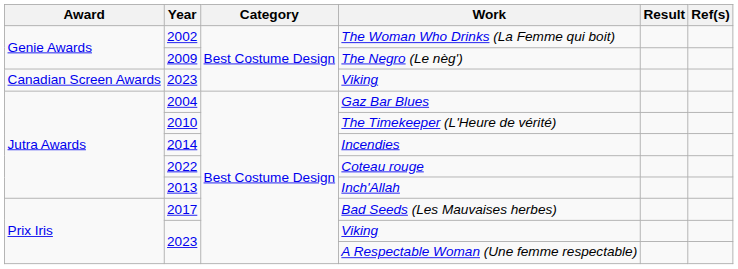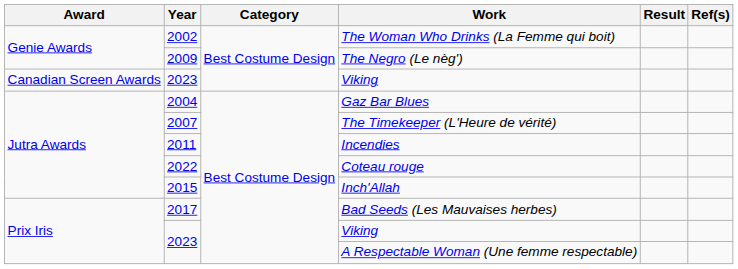(182, 123) 2010 -> (182, 123) 2007
(182, 144) 2014 -> (182, 144) 2011
(182, 187) 2013 -> (182, 187) 2015
